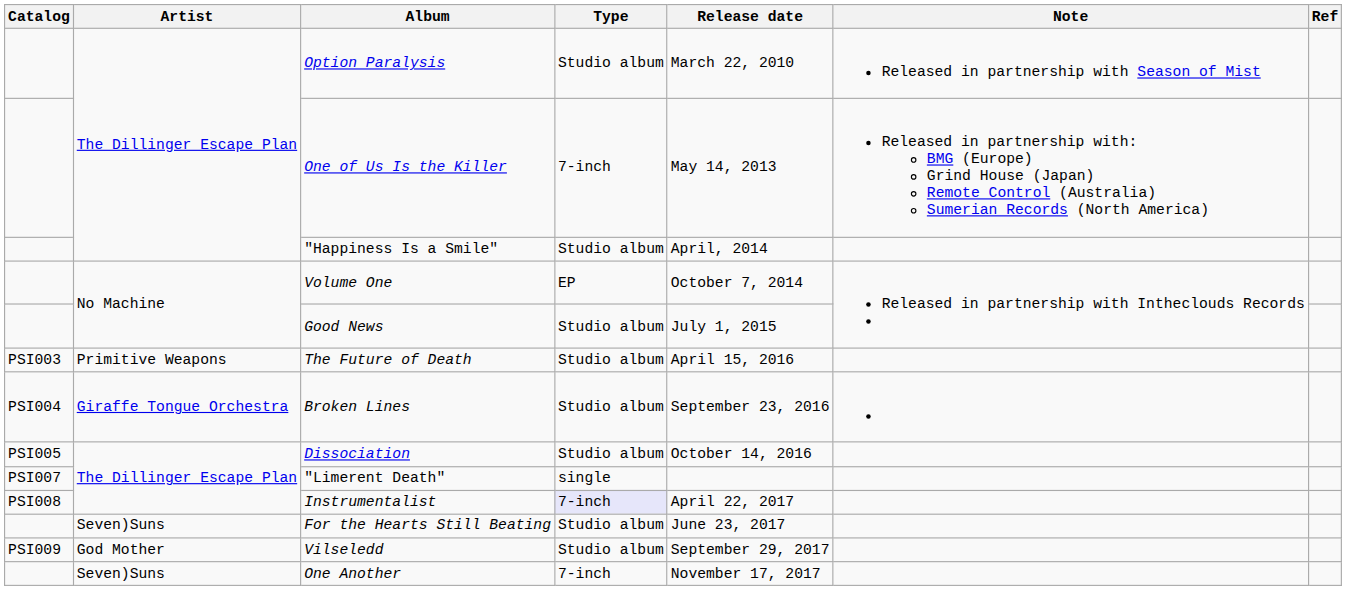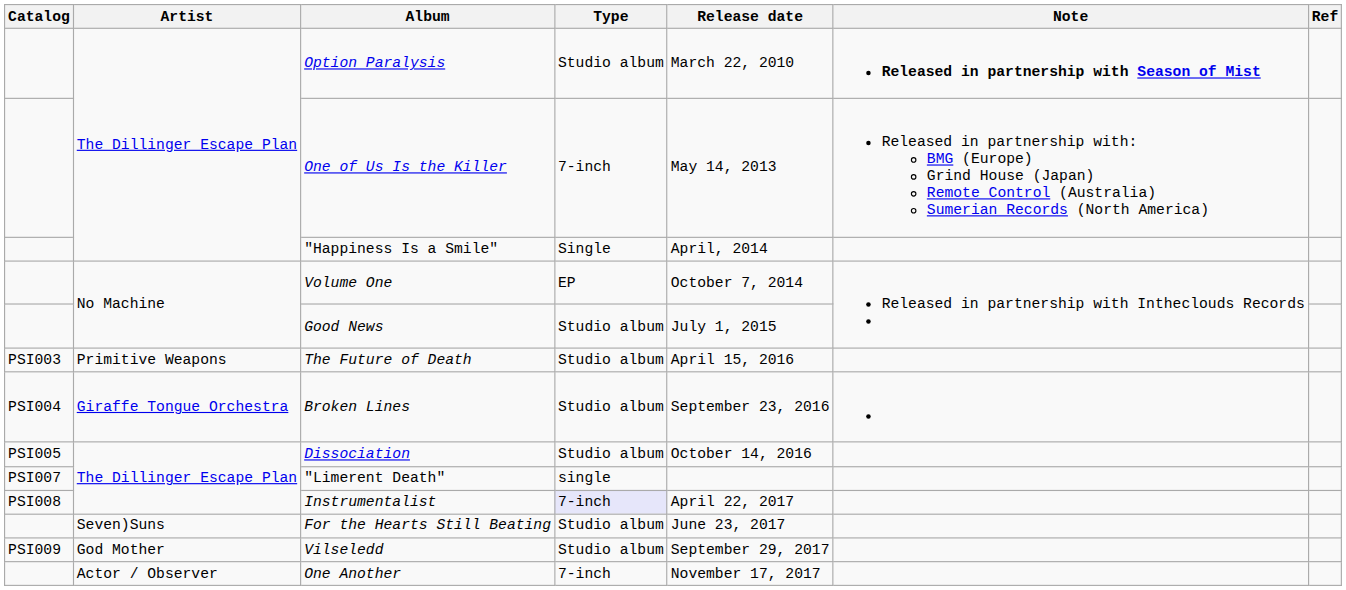(1071, 72) normal -> (1071, 72) bold
(611, 249) Studio album -> (584, 249) Single
(121, 574) Seven)Suns -> (147, 574) Actor / Observer
